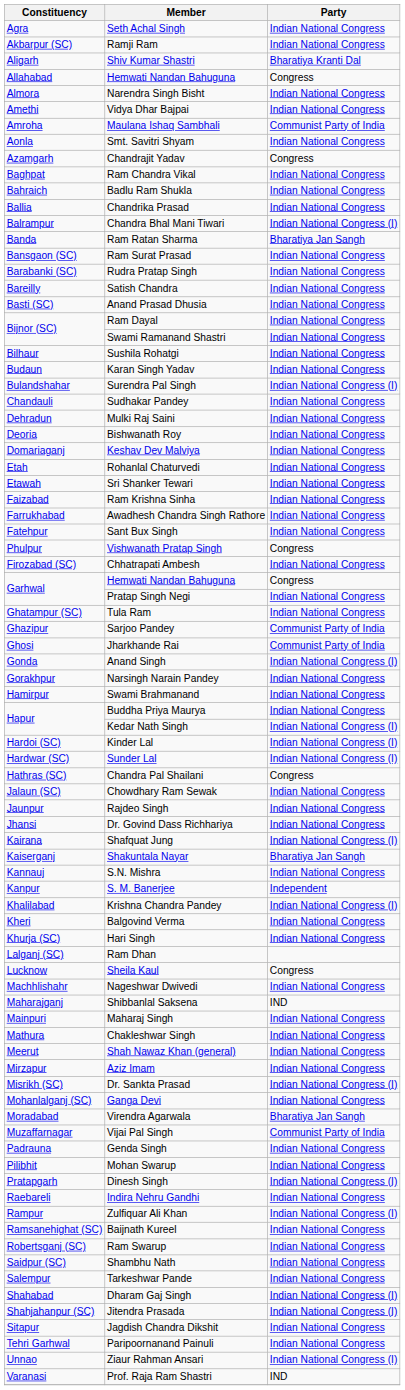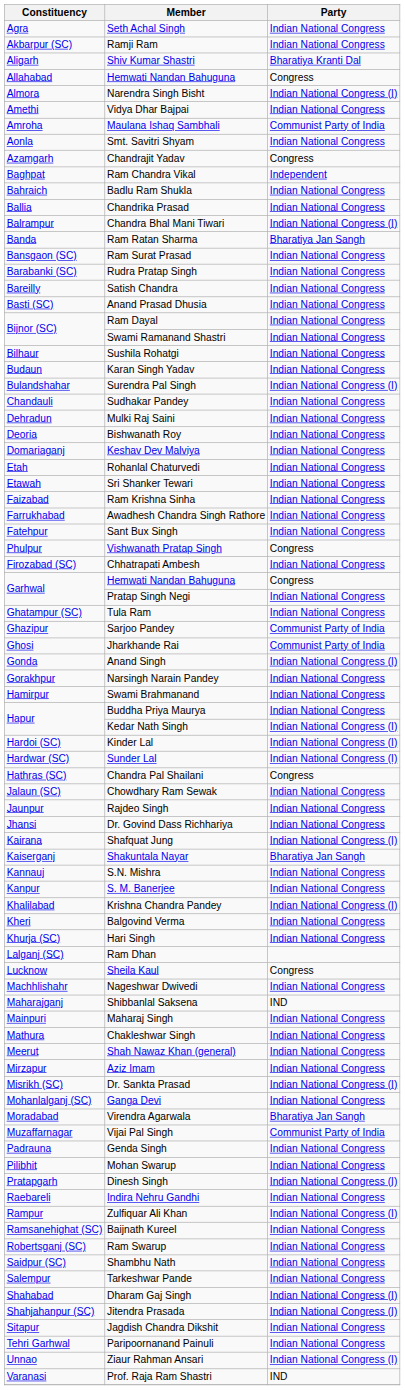(327, 93) Indian National Congress -> (334, 93) Indian National Congress (I)
(327, 175) Indian National Congress -> (298, 175) Independent
(298, 889) Independent -> (327, 889) Indian National Congress
